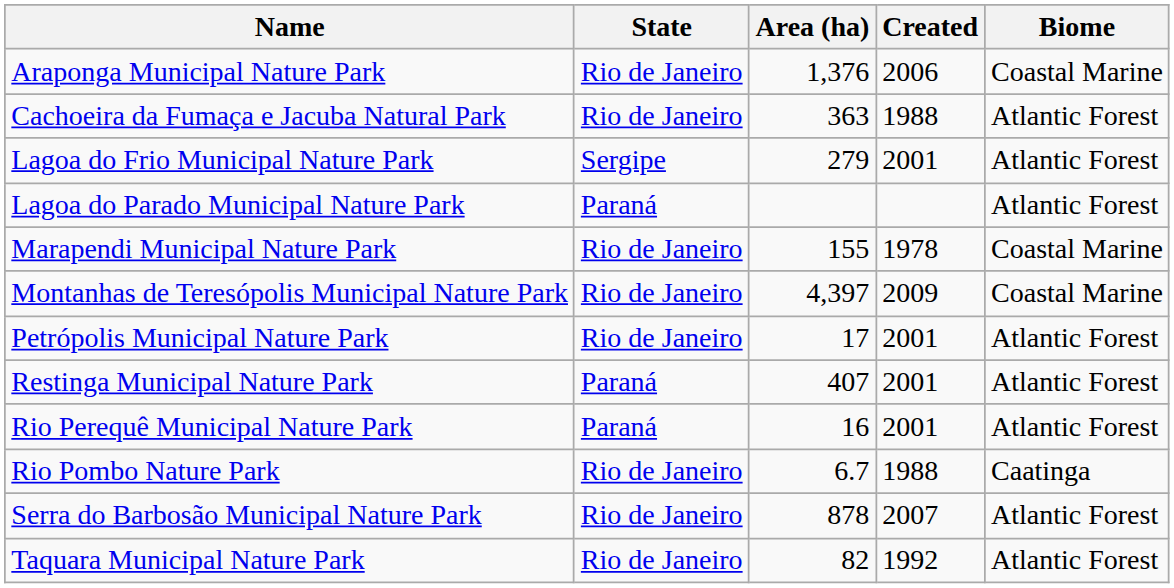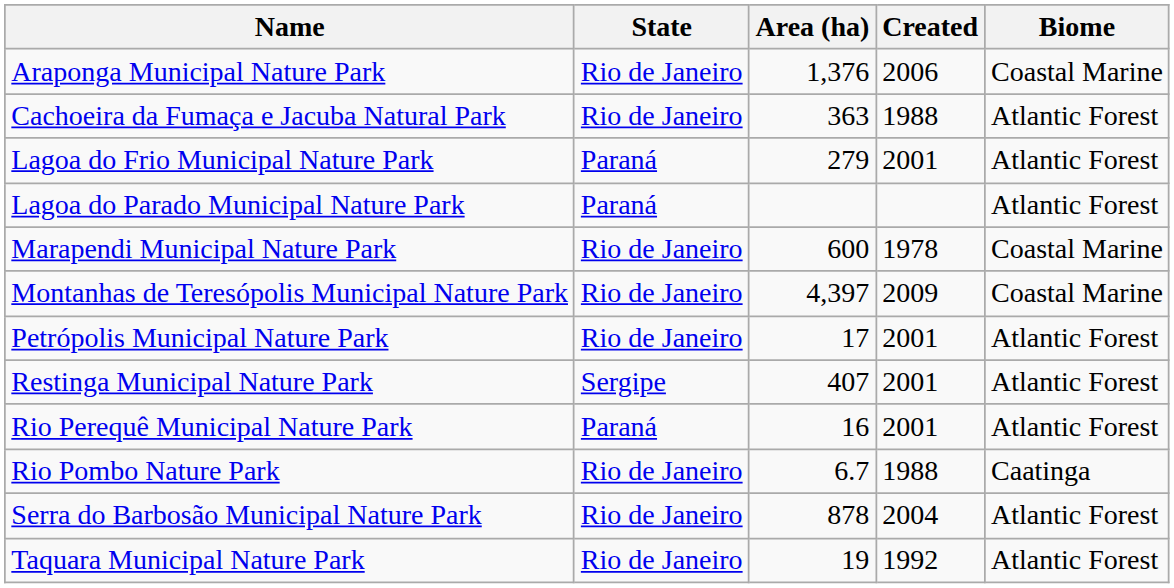(623, 159) Sergipe -> (619, 159) Paraná
(848, 248) 155 -> (848, 248) 600
(619, 381) Paraná -> (623, 381) Sergipe
(910, 515) 2007 -> (910, 515) 2004
(855, 559) 82 -> (855, 559) 19
